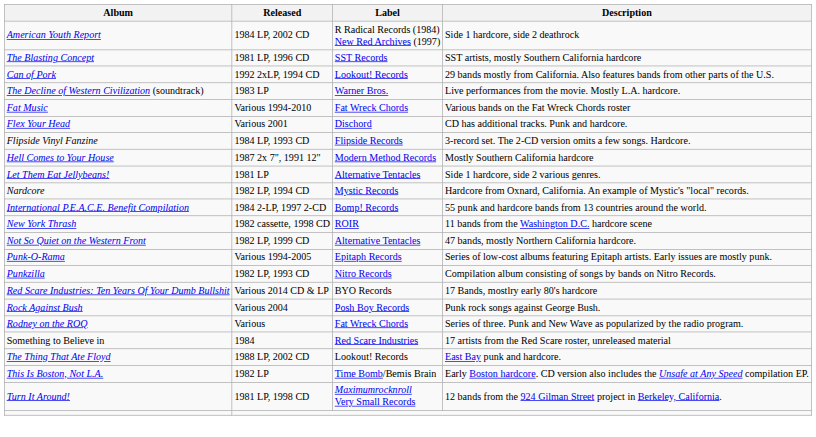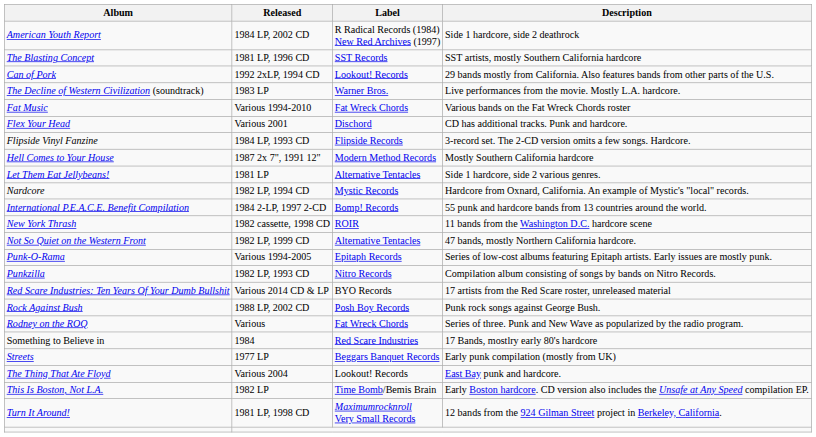(521, 291) 17 Bands, mostlry early 80's hardcore -> (558, 291) 17 artists from the Red Scare roster, unreleased material
(261, 307) Various 2004 -> (272, 307) 1988 LP, 2002 CD
(558, 340) 17 artists from the Red Scare roster, unreleased material -> (521, 340) 17 Bands, mostlry early 80's hardcore
+ row: (20, 357)
(272, 357) 1988 LP, 2002 CD -> (261, 374) Various 2004
